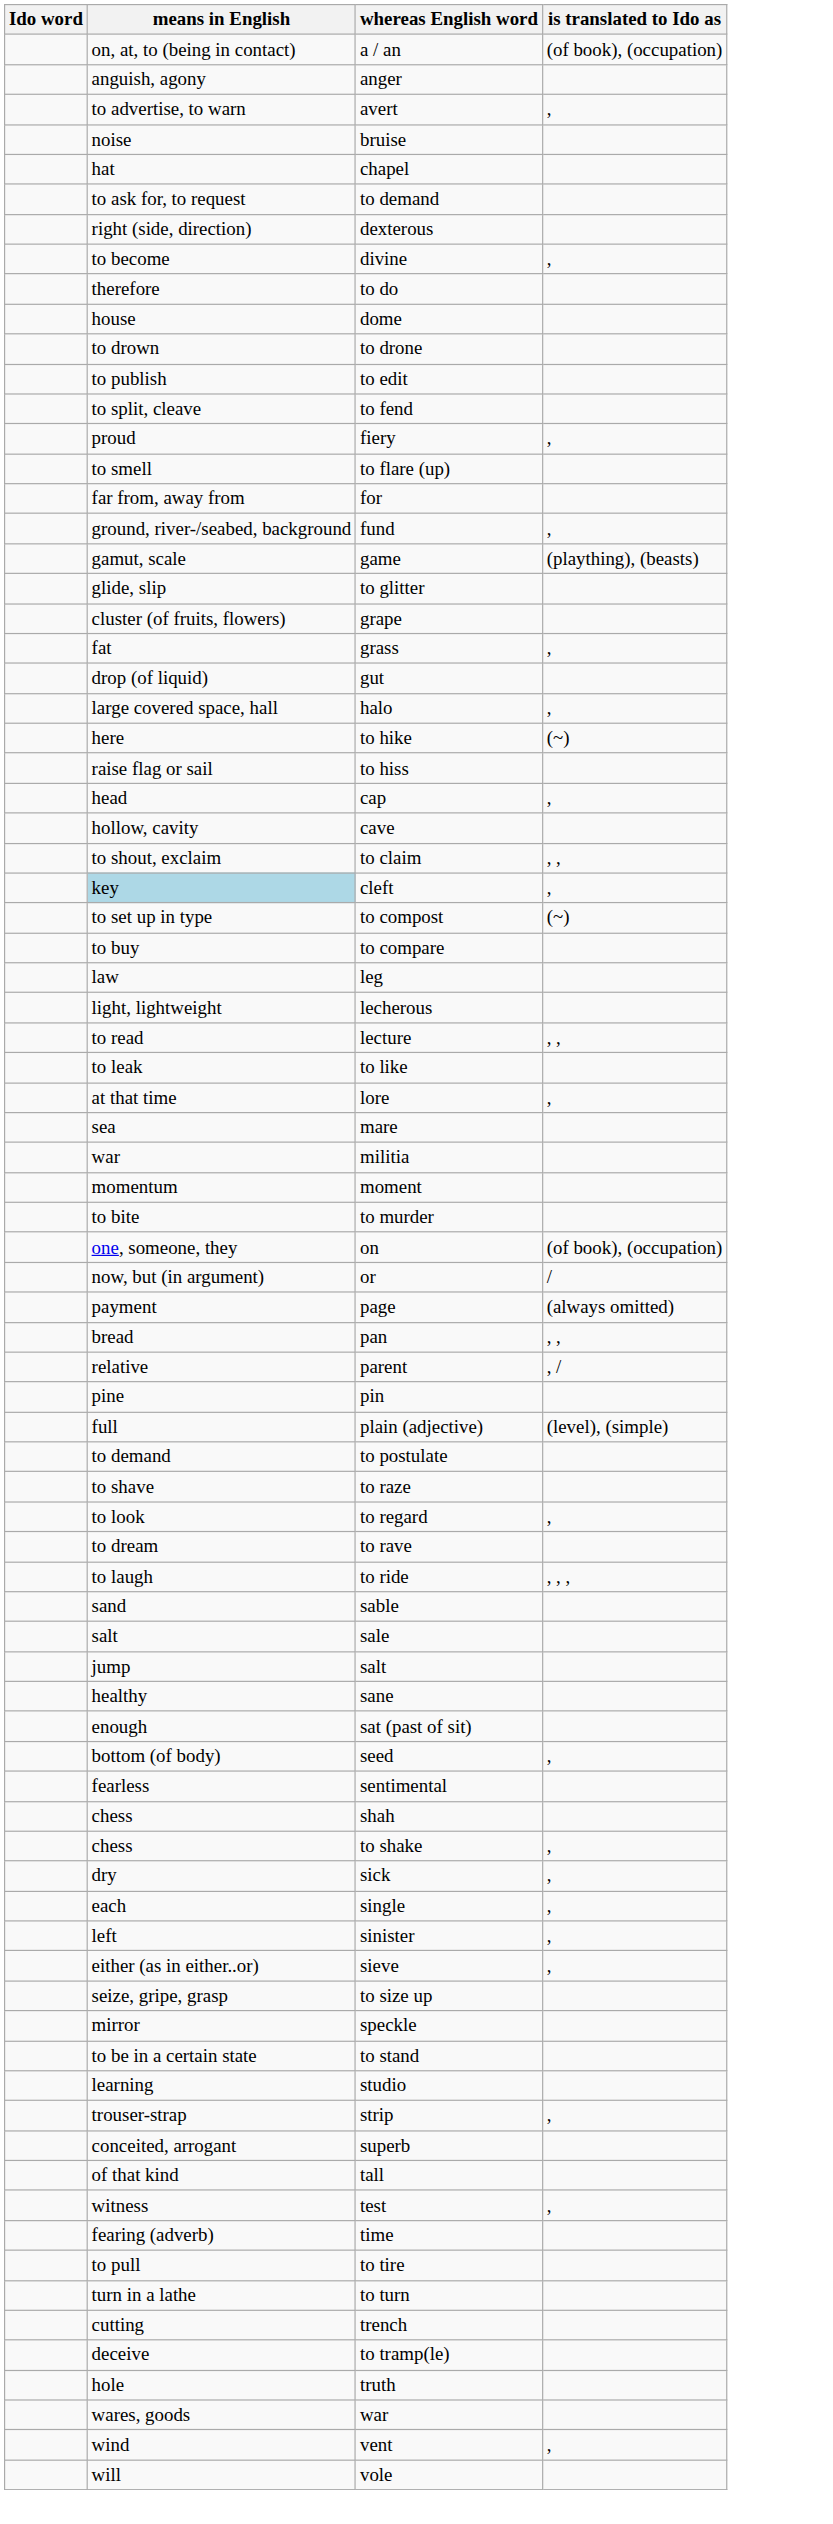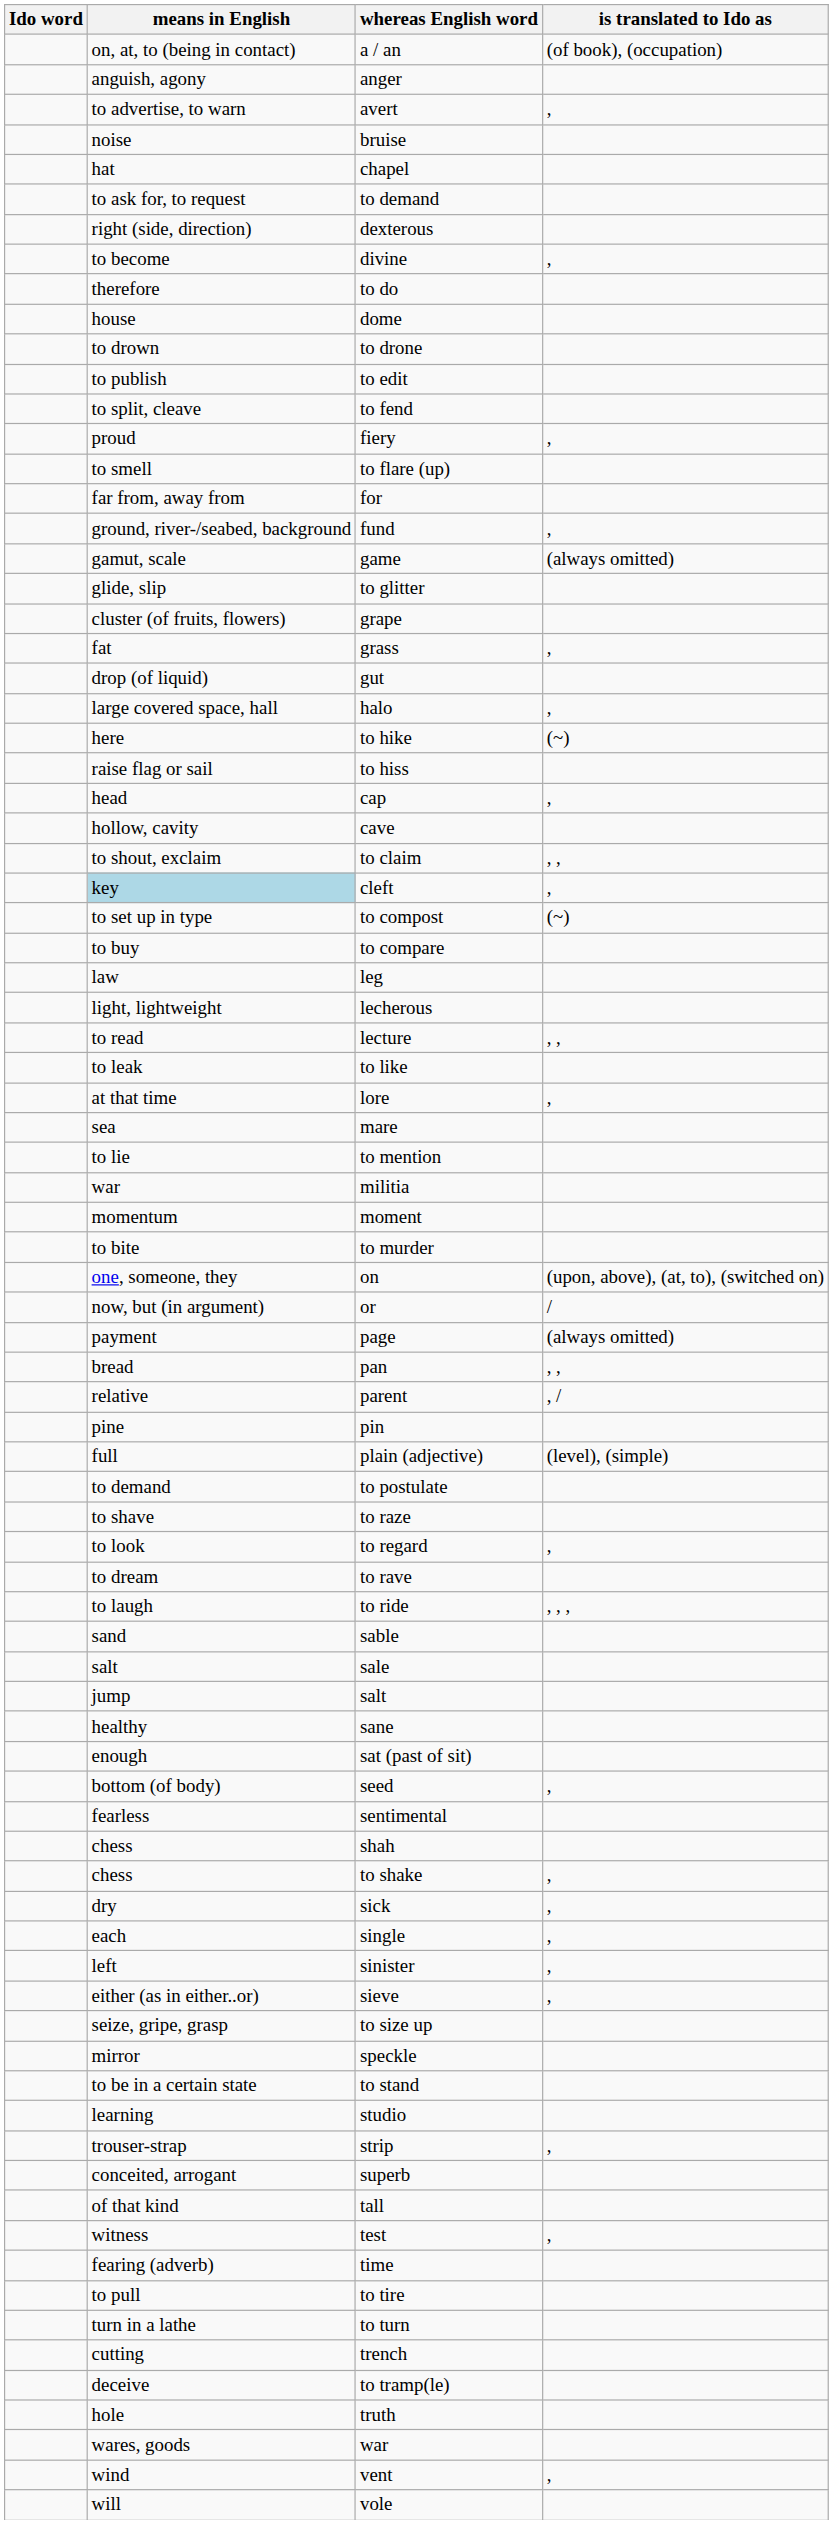(623, 558) (plaything), (beasts) -> (610, 558) (always omitted)
+ row: (401, 1157)
(634, 1247) (of book), (occupation) -> (685, 1277) (upon, above), (at, to), (switched on)
